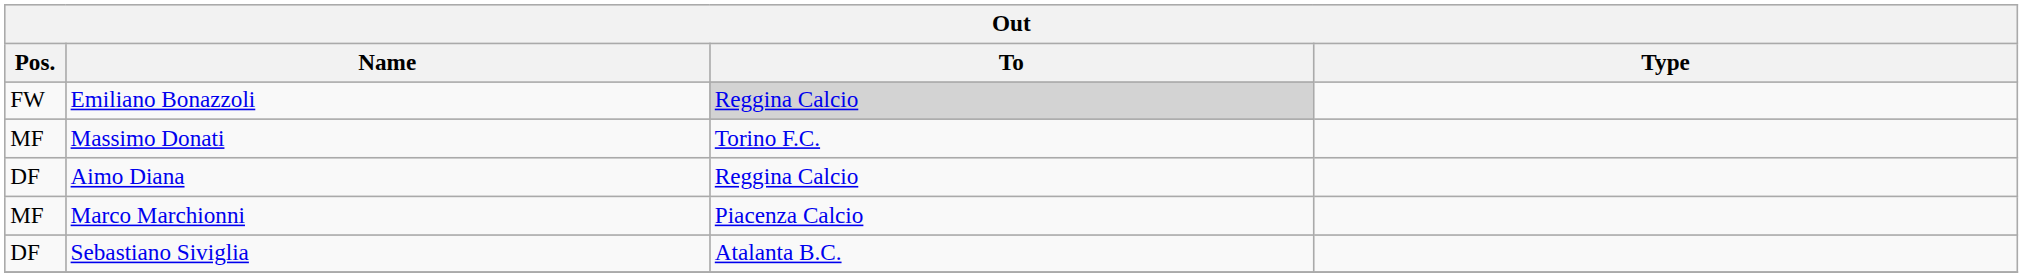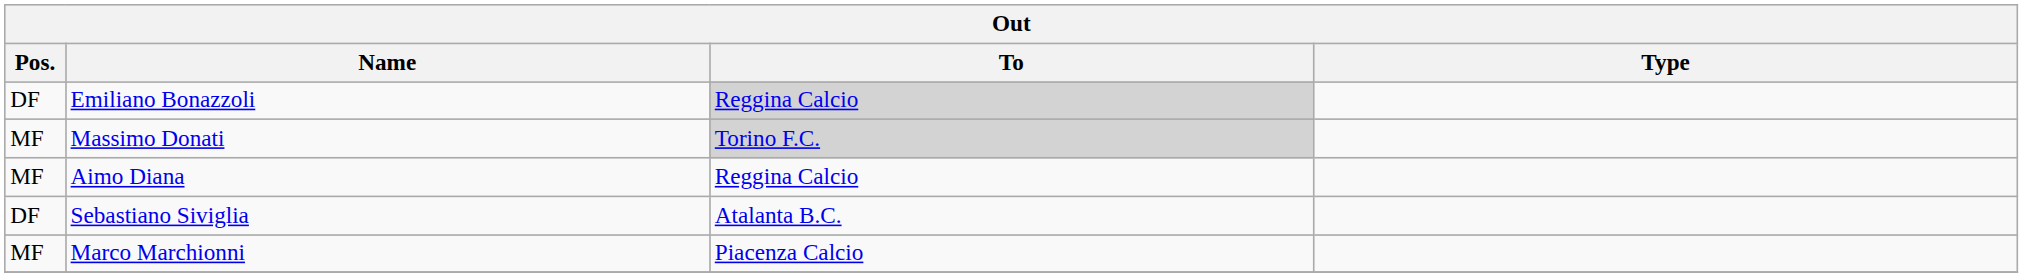(28, 100) FW -> (25, 100) DF
(767, 138) no background -> (767, 138) lightgrey background
(25, 176) DF -> (27, 176) MF
rows swapped: (158, 215) <-> (160, 253)
